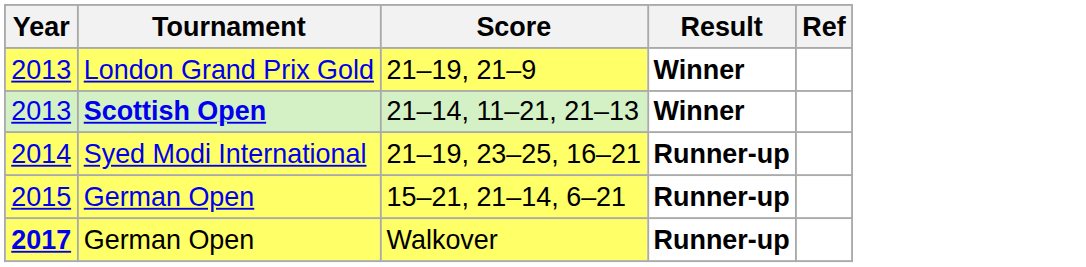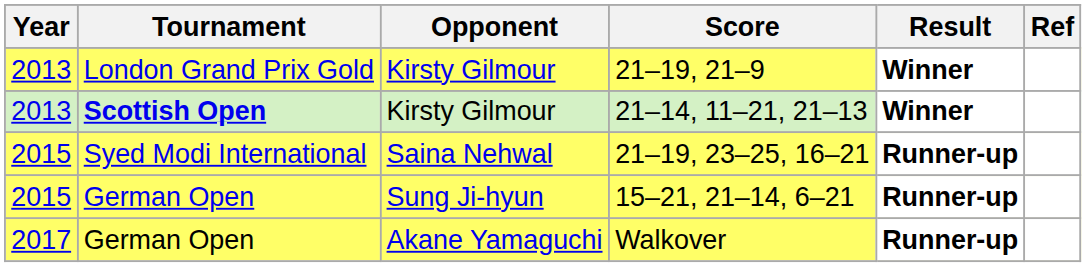+ column: (495, 27)
(41, 154) 2014 -> (41, 154) 2015
(41, 239) bold -> (41, 239) normal
